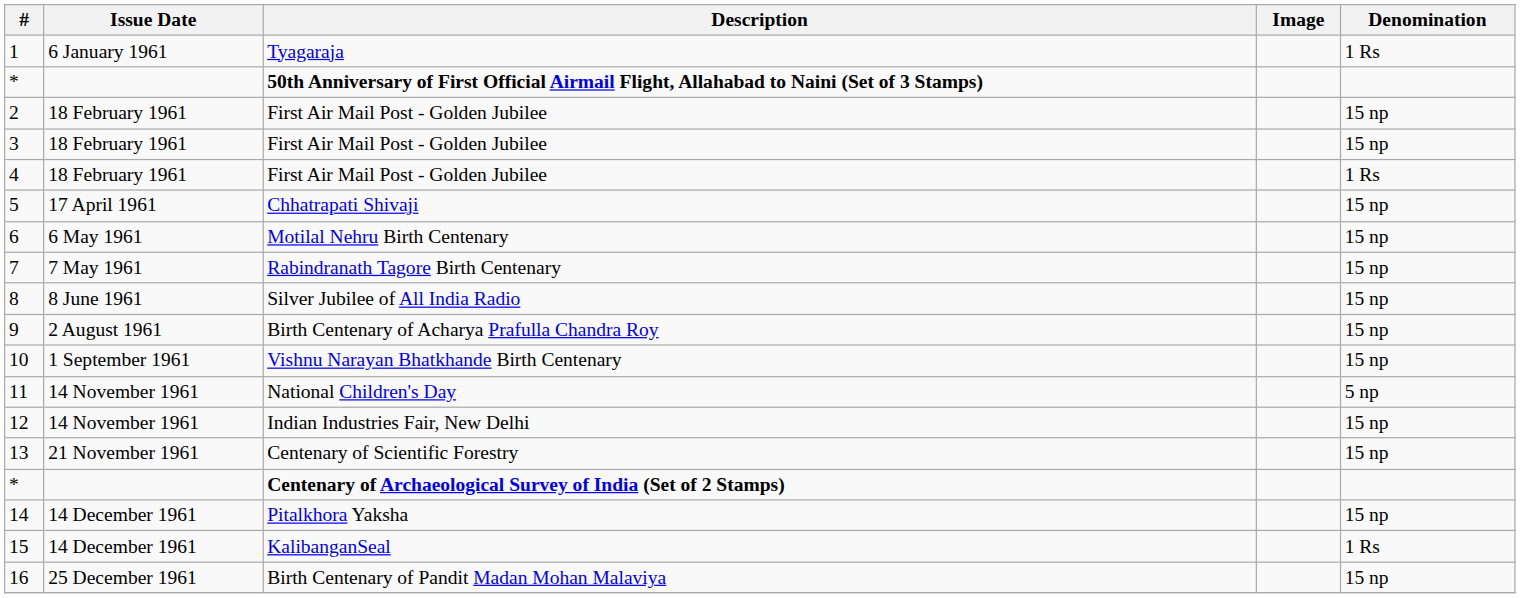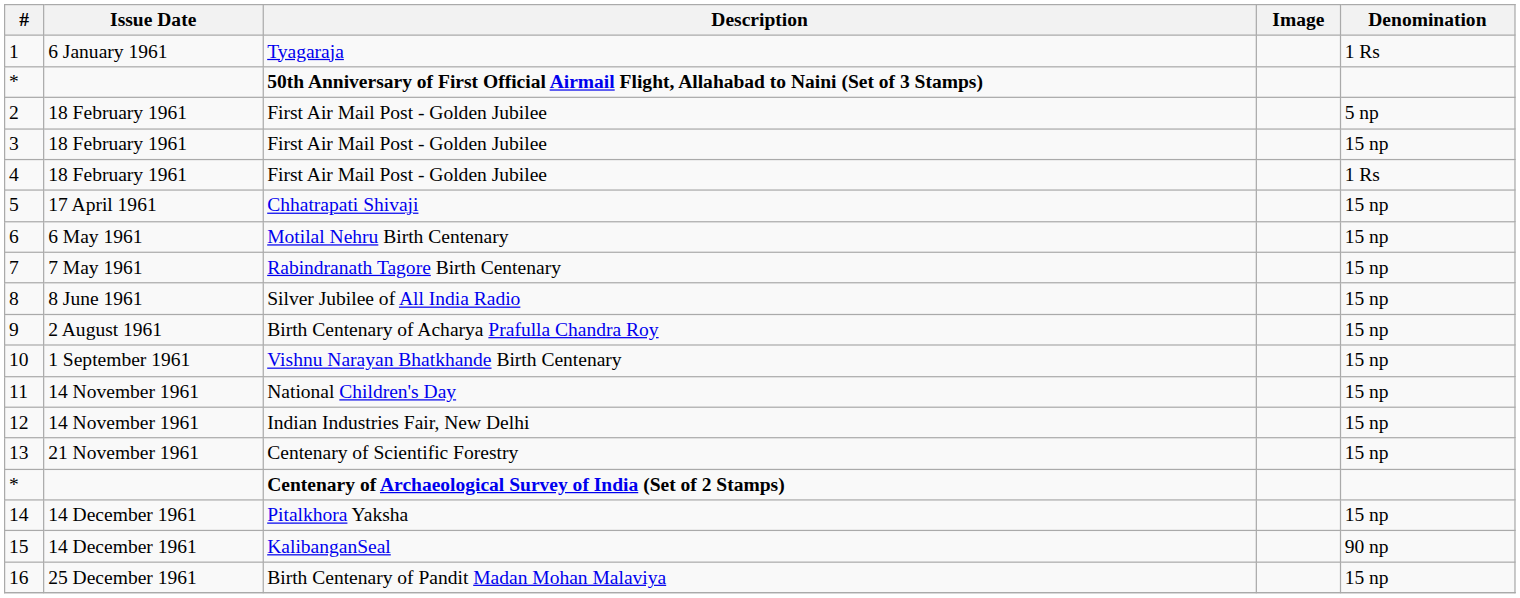(1367, 112) 15 np -> (1362, 112) 5 np
(1362, 391) 5 np -> (1367, 391) 15 np
(1362, 546) 1 Rs -> (1367, 546) 90 np
